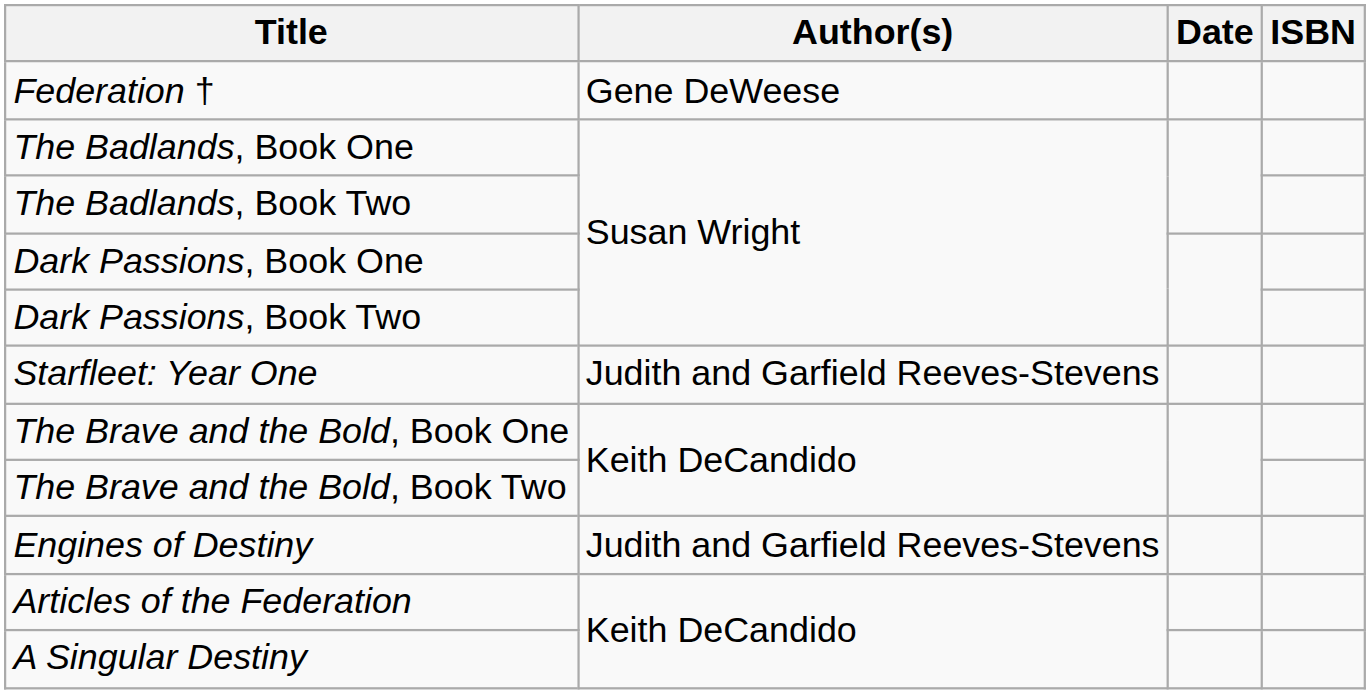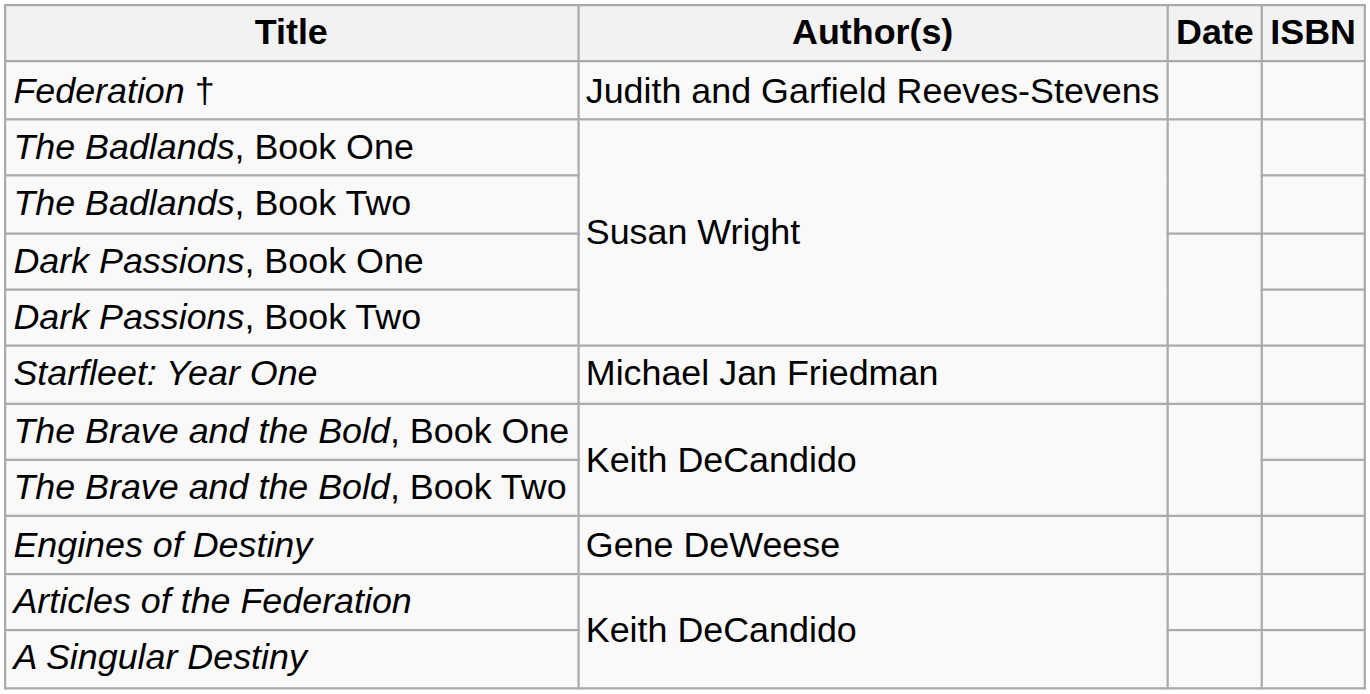(713, 89) Gene DeWeese -> (873, 89) Judith and Garfield Reeves-Stevens
(873, 373) Judith and Garfield Reeves-Stevens -> (762, 373) Michael Jan Friedman
(873, 544) Judith and Garfield Reeves-Stevens -> (713, 544) Gene DeWeese
